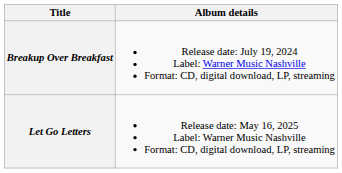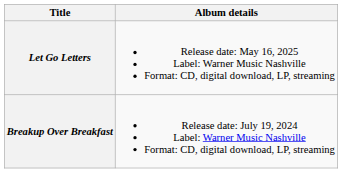rows swapped: (60, 58) <-> (60, 131)
